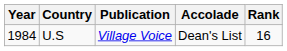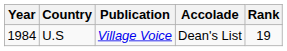(264, 35) 16 -> (264, 35) 19
